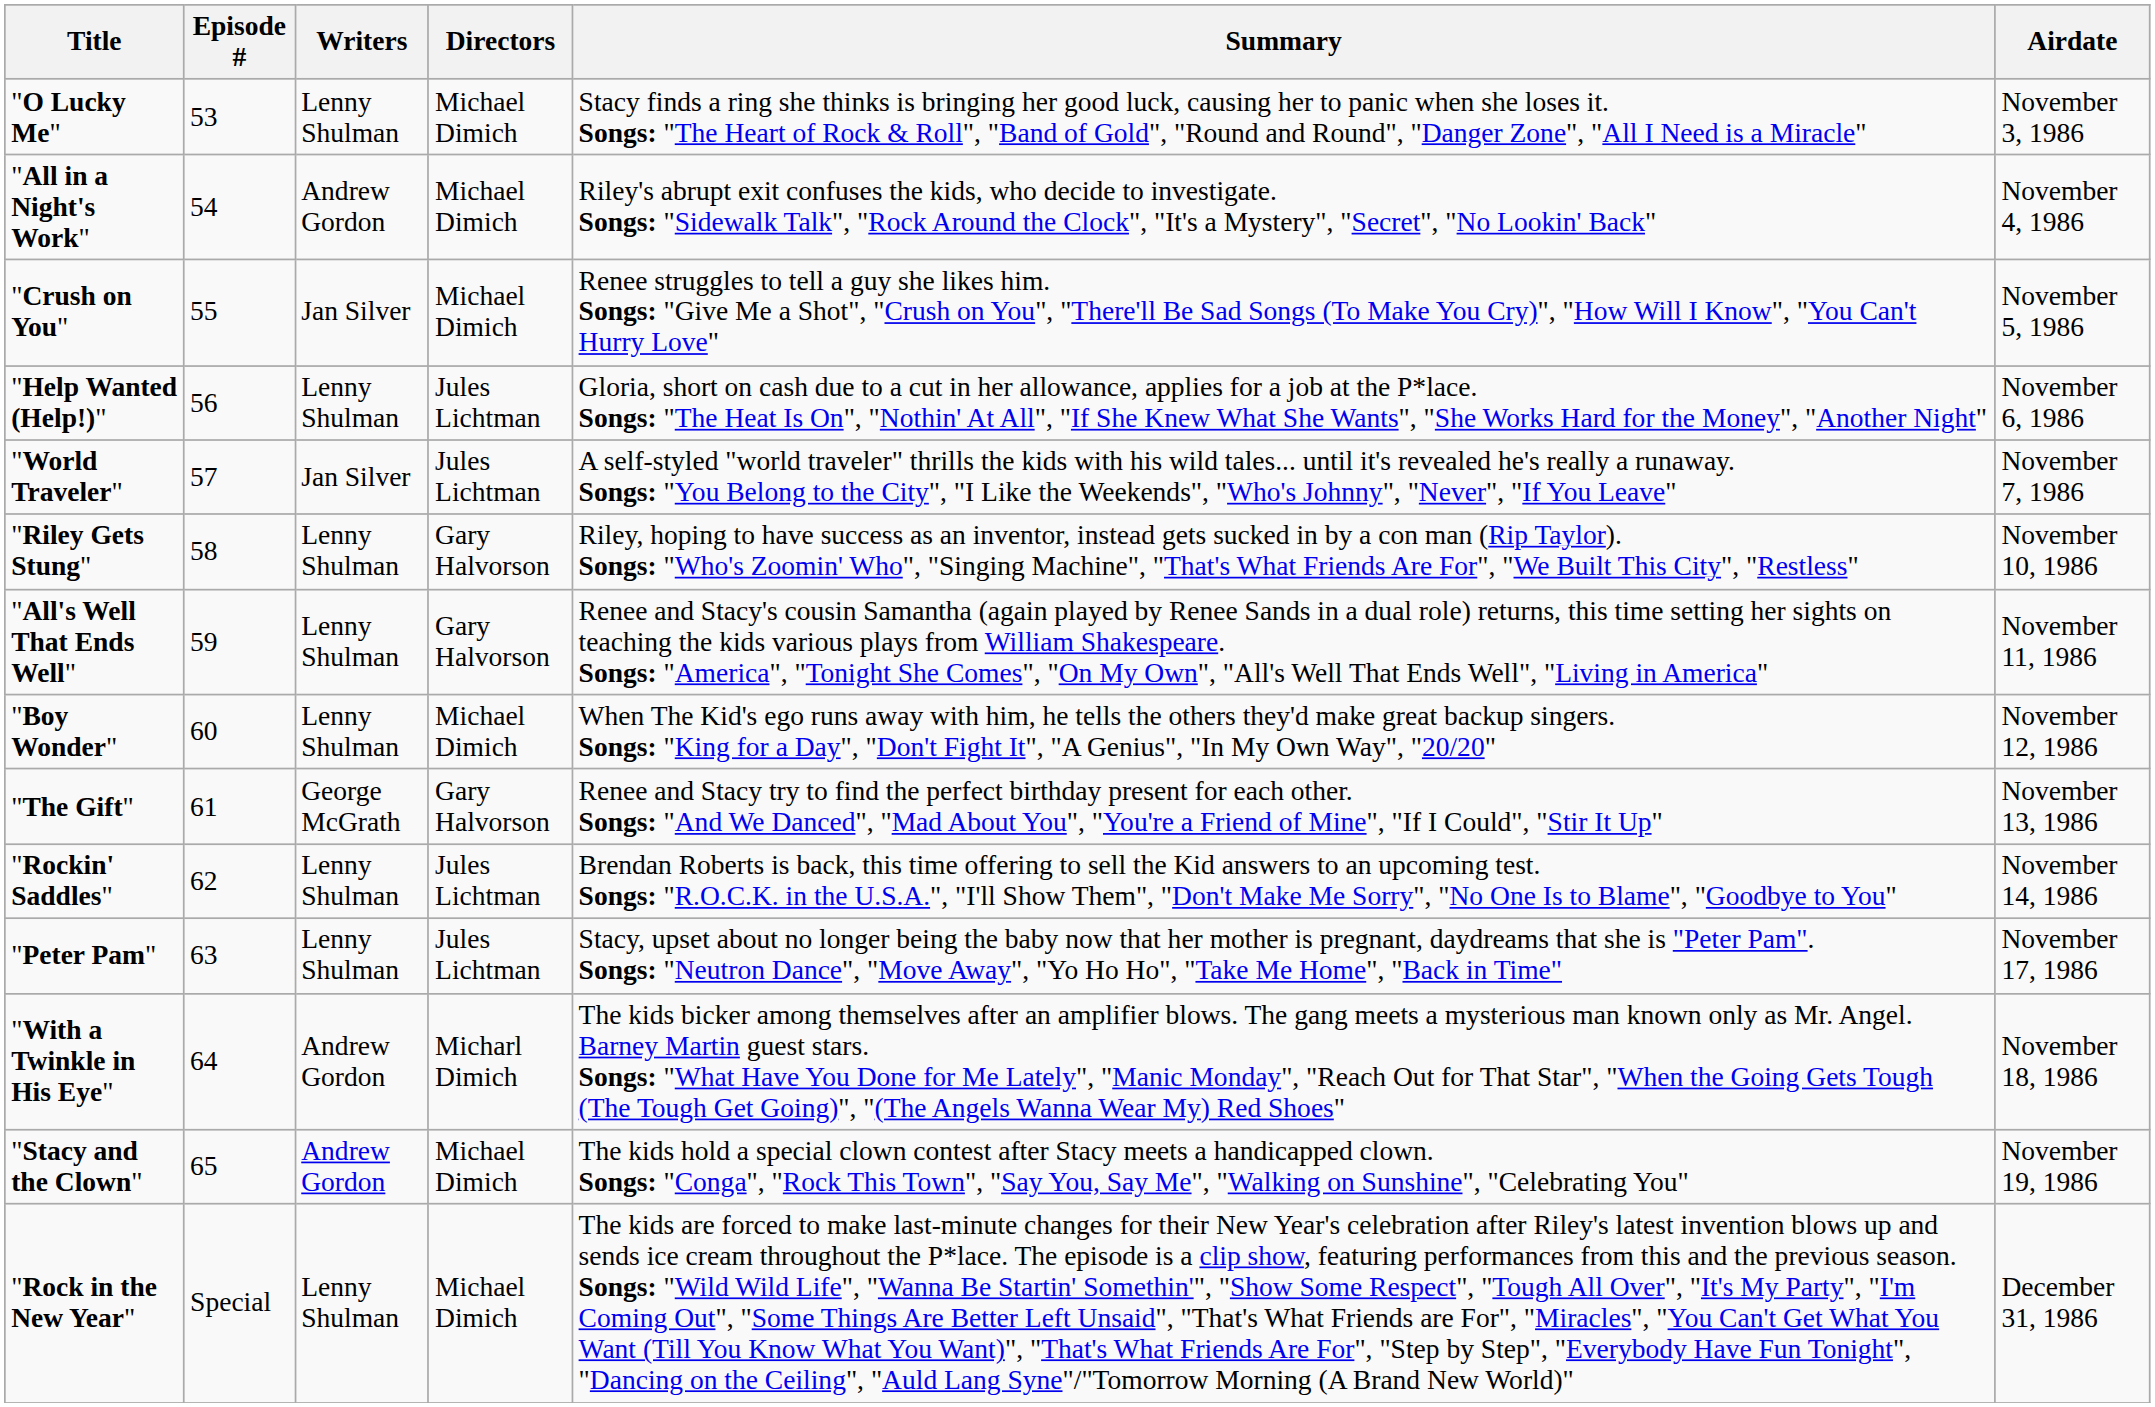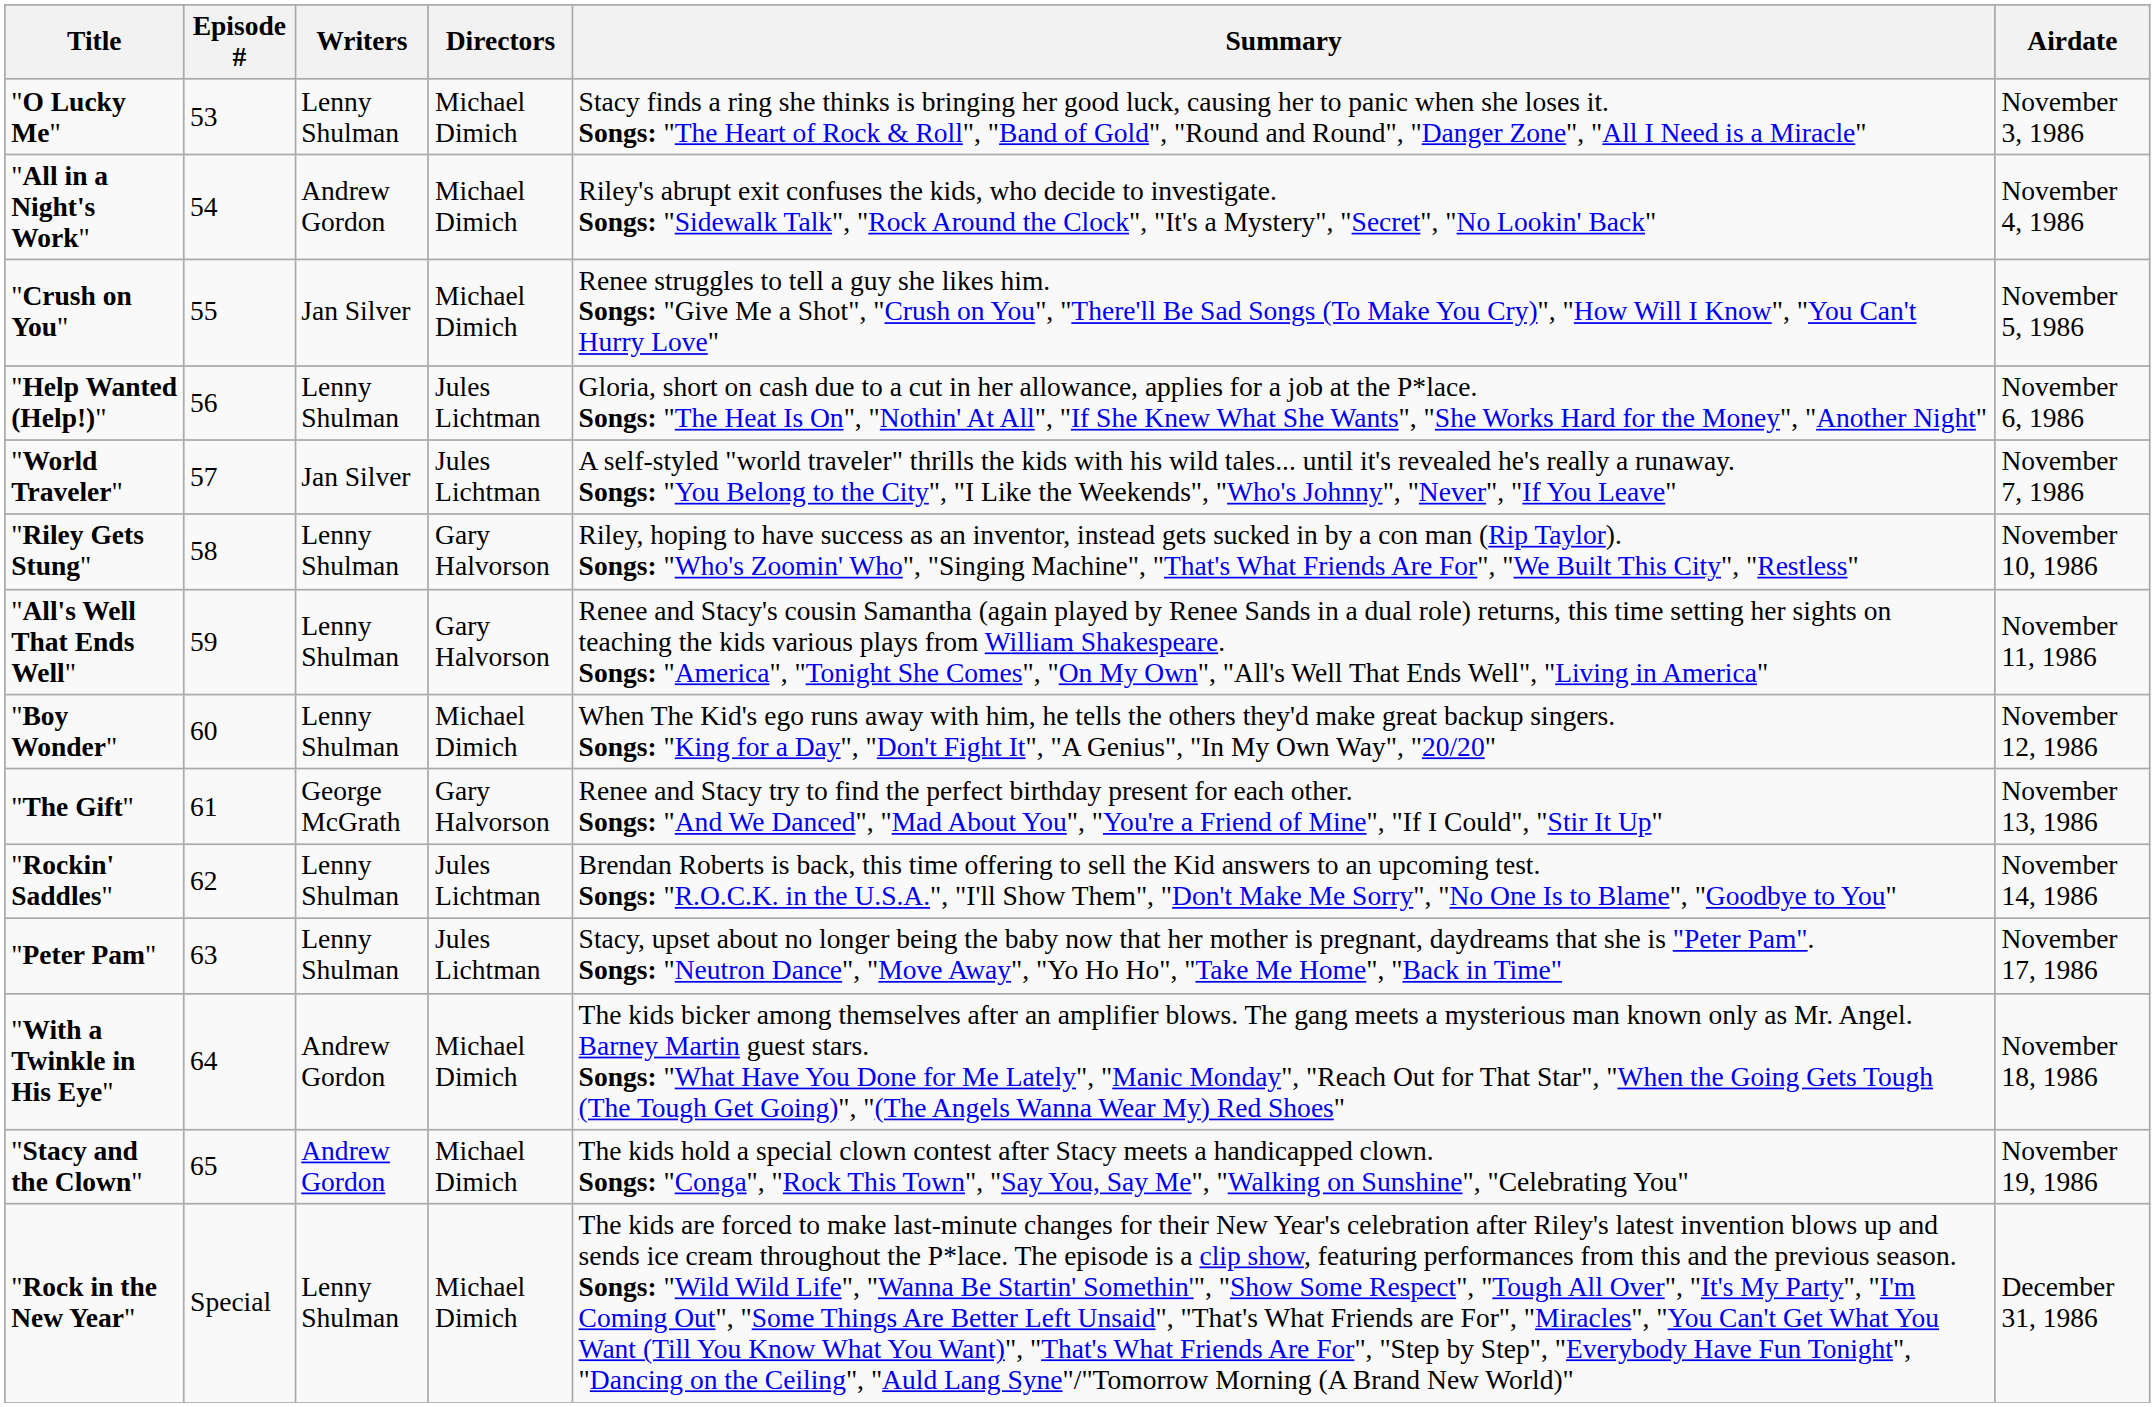(479, 1060) Micharl Dimich -> (480, 1060) Michael Dimich
